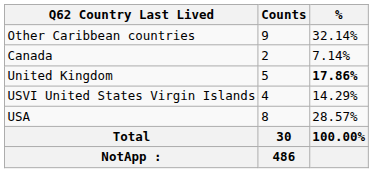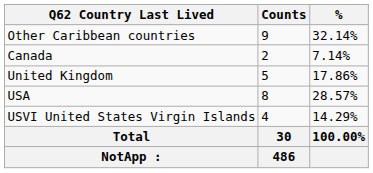(335, 76) bold -> (335, 76) normal
rows swapped: (19, 116) <-> (131, 96)
